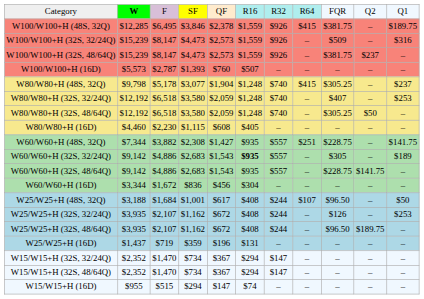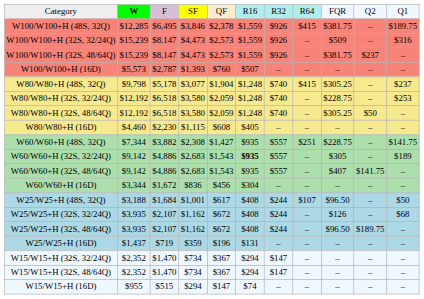(338, 99) $407 -> (338, 99) $228.75
(338, 171) $228.75 -> (338, 171) $407
(403, 214) $253 -> (403, 214) $68
